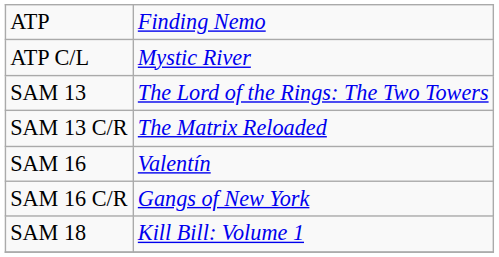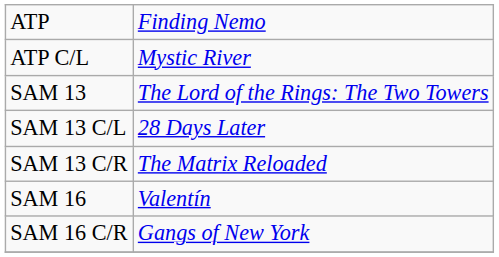+ row: (68, 127)
- row: (48, 233)
